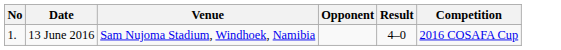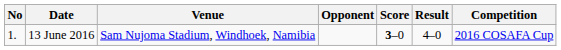+ column: (395, 14)
